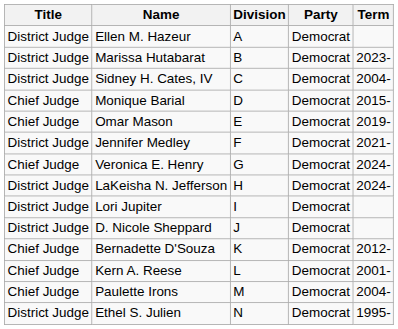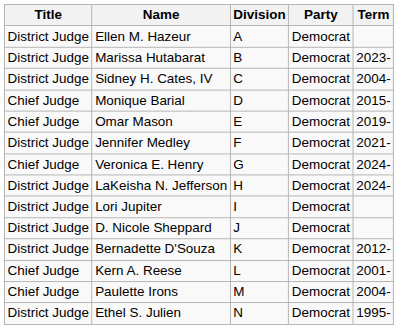(43, 249) Chief Judge -> (48, 249) District Judge
